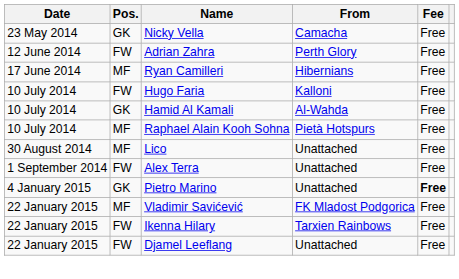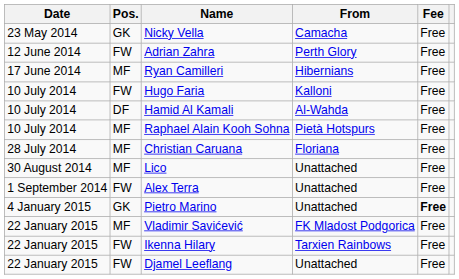(122, 110) GK -> (121, 110) DF
+ row: (193, 149)
